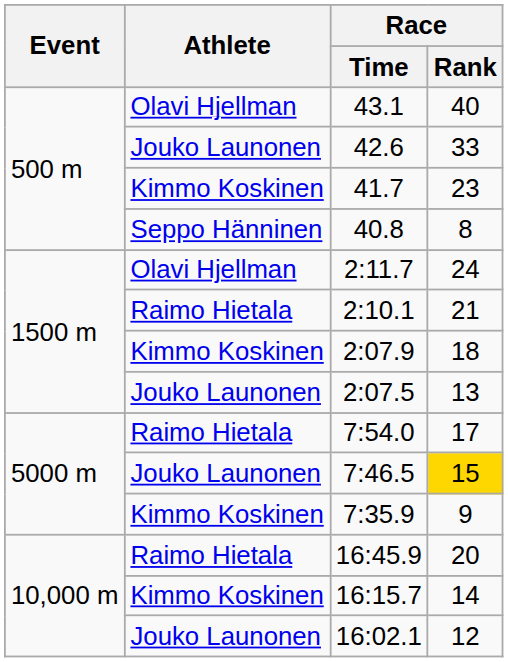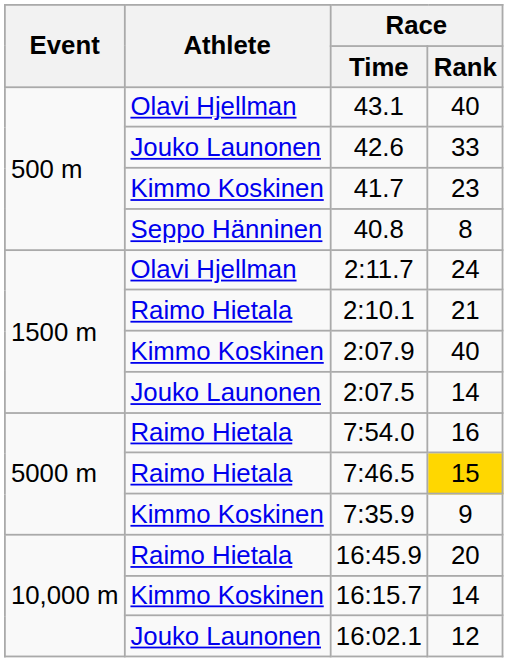(465, 351) 18 -> (465, 351) 40
(465, 392) 13 -> (465, 392) 14
(465, 433) 17 -> (465, 433) 16
(226, 474) Jouko Launonen -> (211, 474) Raimo Hietala
